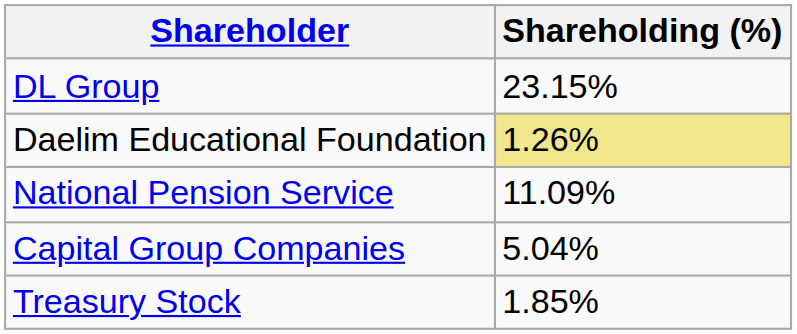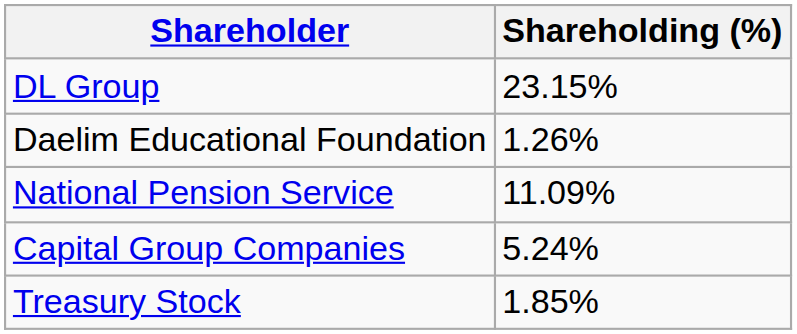(551, 139) khaki background -> (551, 139) no background
(551, 247) 5.04% -> (551, 247) 5.24%
